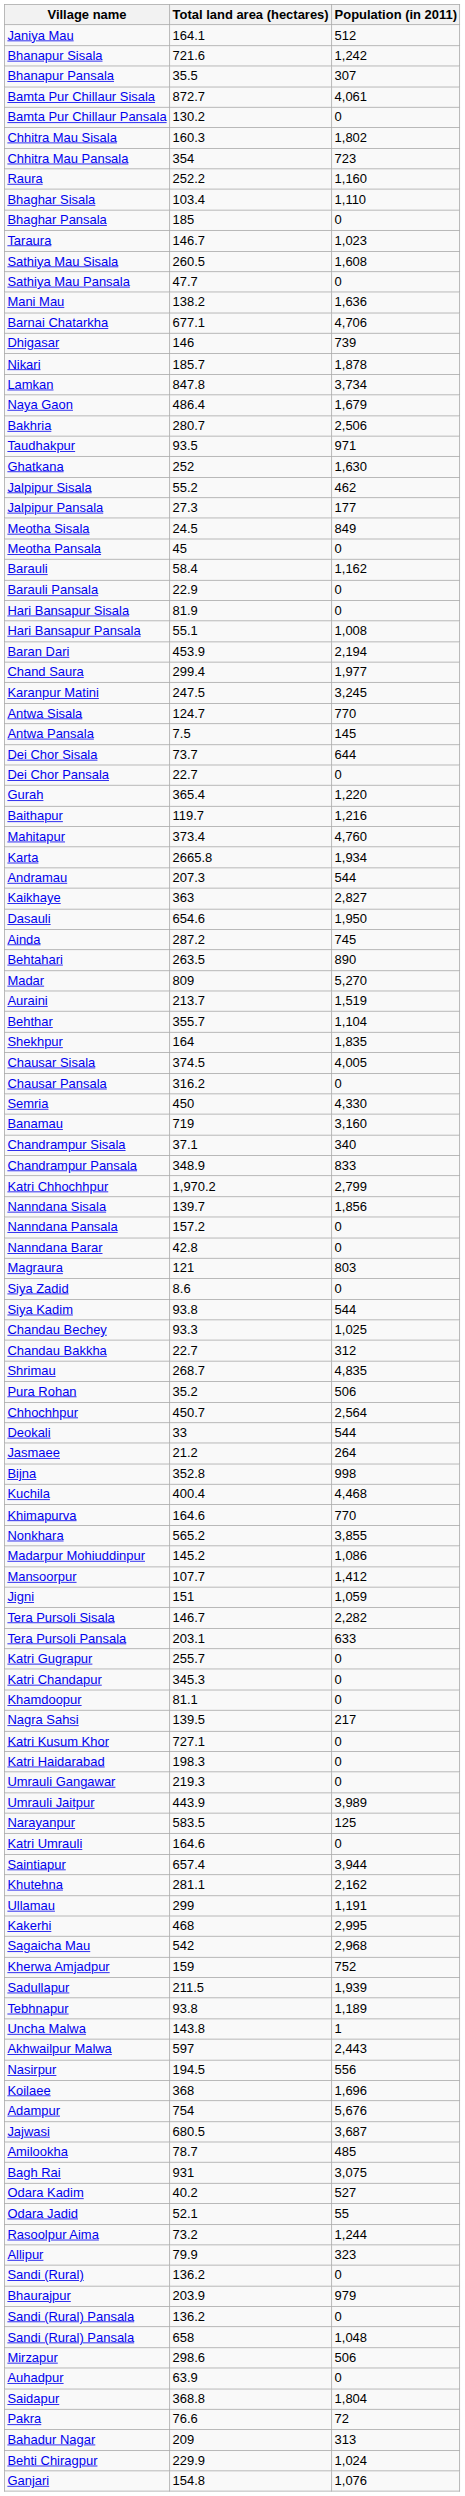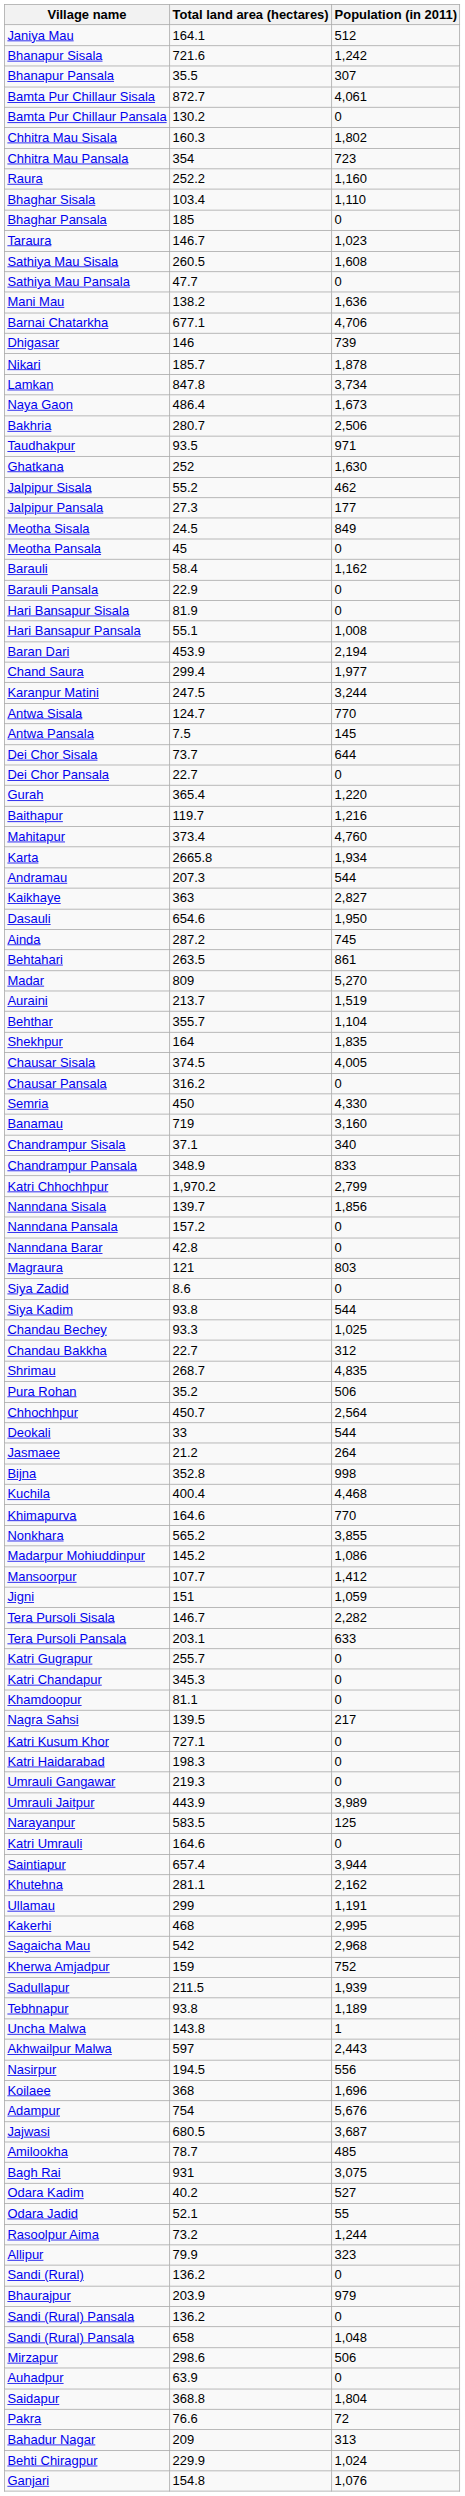(351, 405) 1,679 -> (351, 405) 1,673
(351, 693) 3,245 -> (351, 693) 3,244
(345, 960) 890 -> (345, 960) 861
